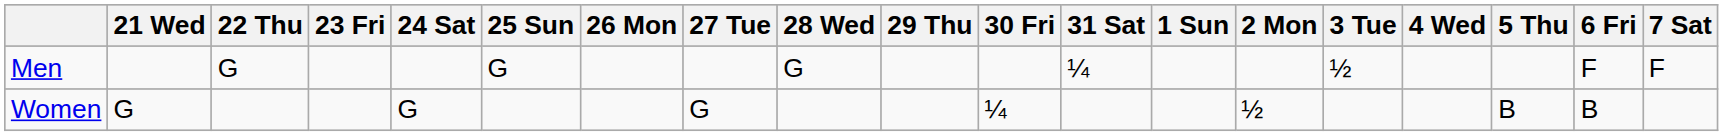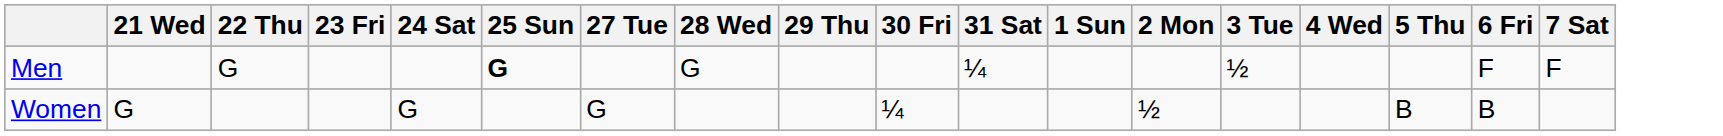- column: (632, 25)
(498, 67) normal -> (498, 67) bold
